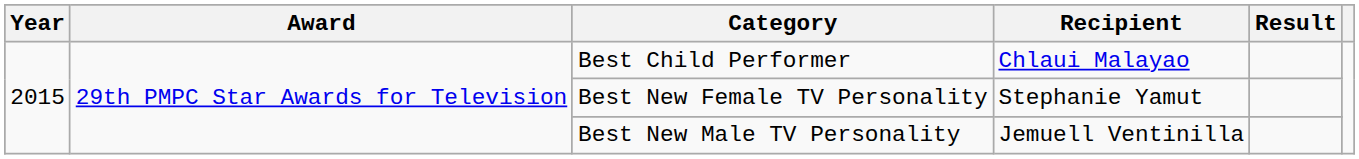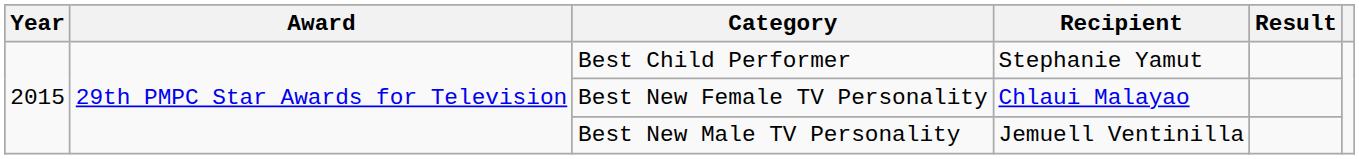(1094, 60) Chlaui Malayao -> (1101, 60) Stephanie Yamut
(1101, 98) Stephanie Yamut -> (1094, 98) Chlaui Malayao
